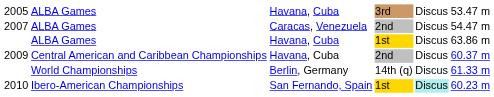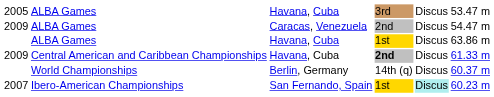(16, 26) 2007 -> (16, 26) 2009
(384, 56) normal -> (385, 56) bold
(470, 56) 60.37 m -> (470, 56) 61.33 m
(470, 71) 61.33 m -> (470, 71) 60.37 m
(16, 86) 2010 -> (16, 86) 2007
